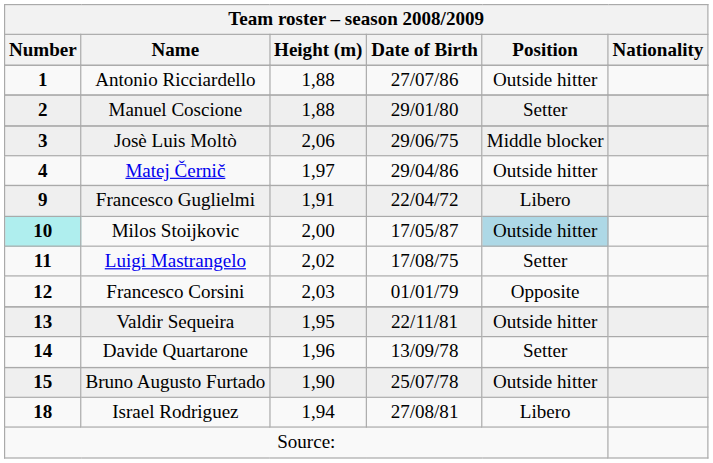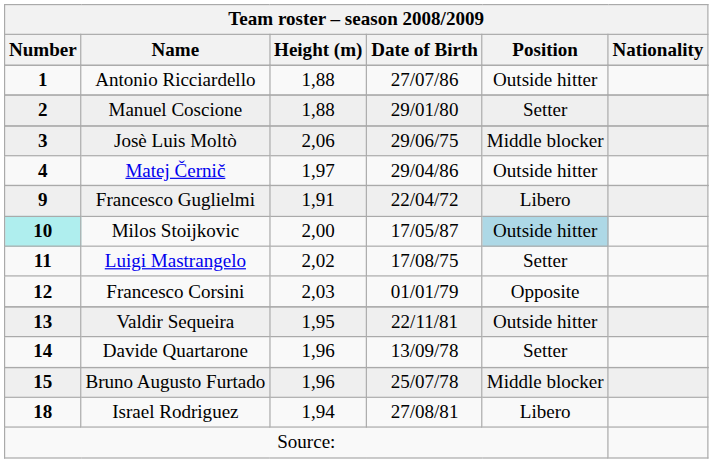(318, 381) 1,90 -> (318, 381) 1,96
(545, 381) Outside hitter -> (545, 381) Middle blocker
